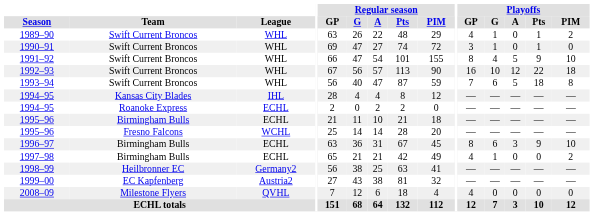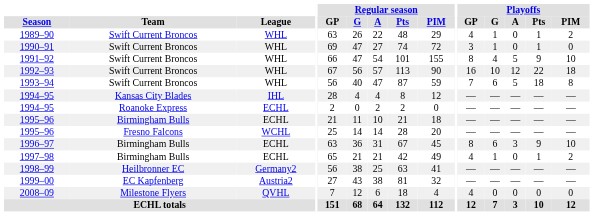(539, 156) 0 -> (539, 156) 1
